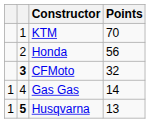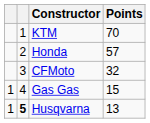(113, 52) 56 -> (113, 52) 57
(23, 71) bold -> (23, 71) normal
(113, 90) 14 -> (113, 90) 15
